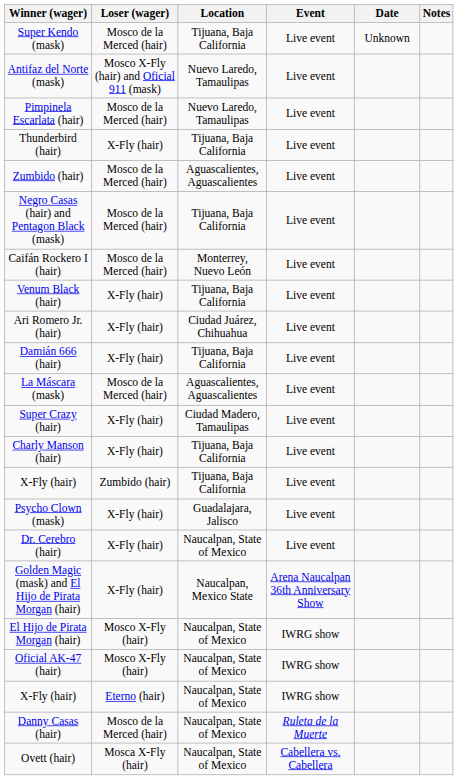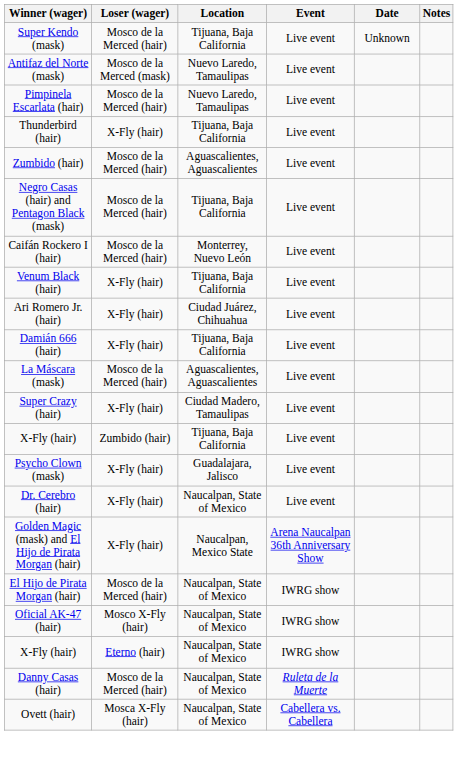(135, 76) Mosco X-Fly (hair) and Oficial 911 (mask) -> (135, 69) Mosco de la Merced (mask)
- row: (48, 452)
(135, 634) Mosco X-Fly (hair) -> (135, 589) Mosco de la Merced (hair)
